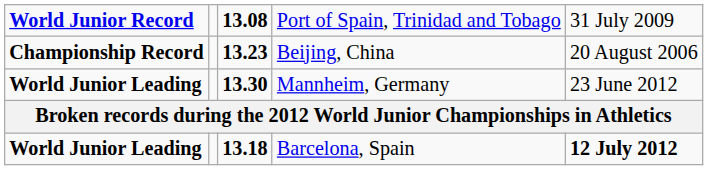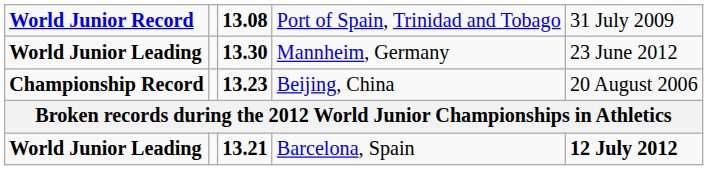rows swapped: (336, 52) <-> (363, 84)
(245, 148) 13.18 -> (245, 148) 13.21
